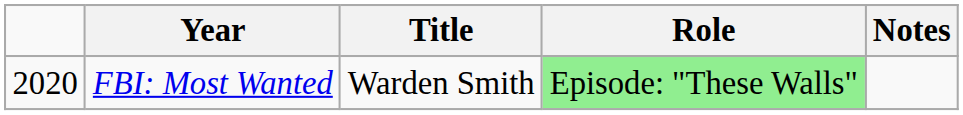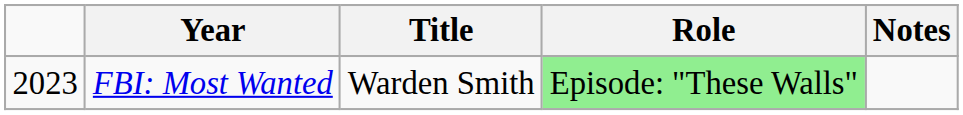(45, 82) 2020 -> (45, 82) 2023
